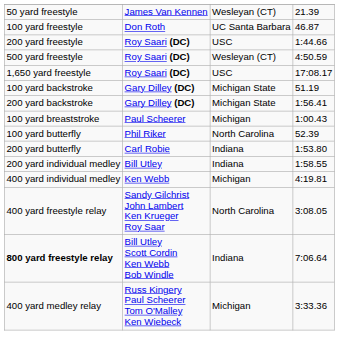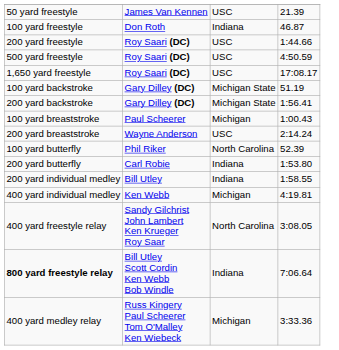(244, 12) Wesleyan (CT) -> (222, 12) USC
(251, 27) UC Santa Barbara -> (228, 27) Indiana
(244, 57) Wesleyan (CT) -> (222, 57) USC
+ row: (53, 133)
